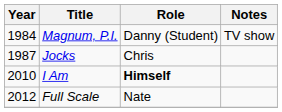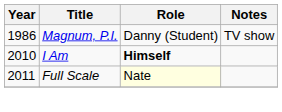(22, 35) 1984 -> (22, 35) 1986
- row: (59, 55)
(22, 96) 2012 -> (21, 76) 2011
(137, 96) no background -> (137, 76) lightyellow background
